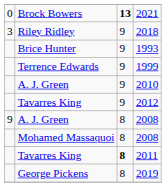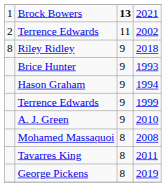(10, 13) 0 -> (10, 13) 1
+ row: (58, 31)
(10, 31) 3 -> (10, 48) 8
+ row: (51, 84)
- row: (49, 102)
- row: (43, 119)
(122, 155) bold -> (122, 155) normal
